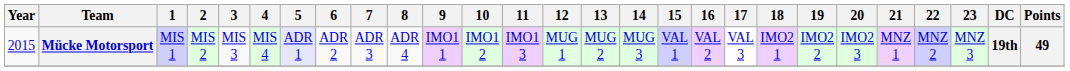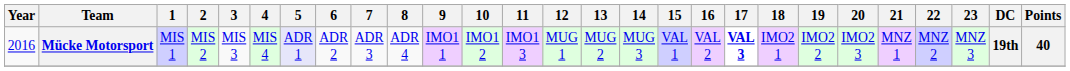(21, 46) 2015 -> (21, 46) 2016
(741, 46) normal -> (741, 46) bold
(1042, 46) 49 -> (1043, 46) 40
